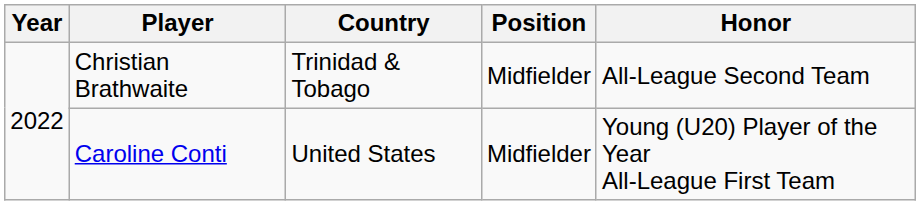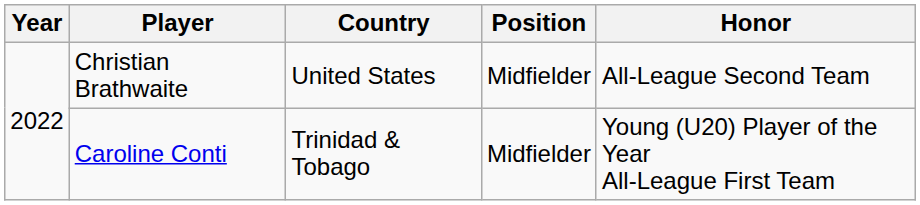(346, 75) Trinidad & Tobago -> (364, 75) United States
(364, 153) United States -> (346, 153) Trinidad & Tobago
